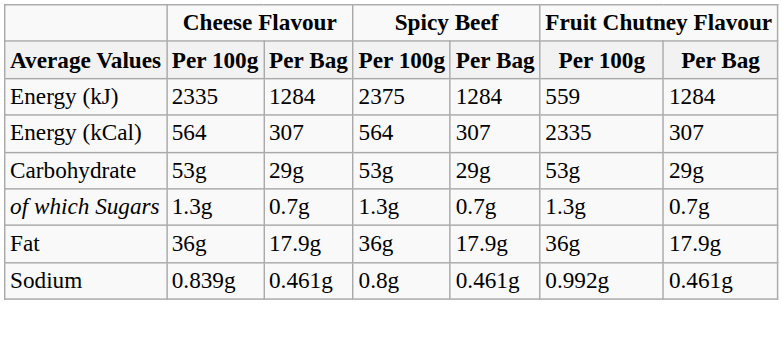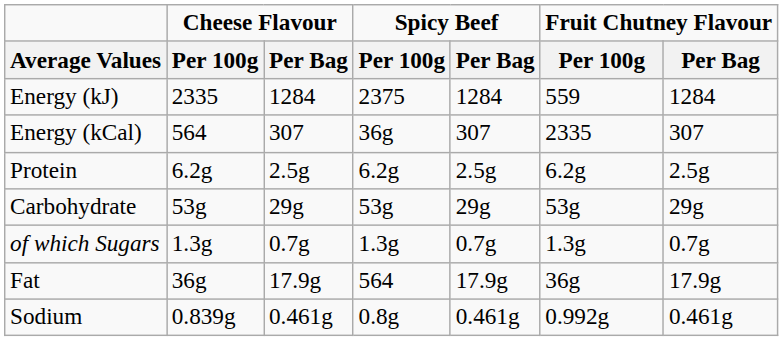(376, 133) 564 -> (376, 133) 36g
+ row: (44, 170)
(376, 243) 36g -> (376, 280) 564
